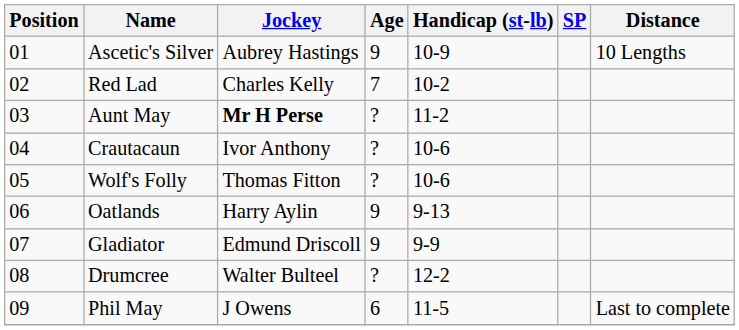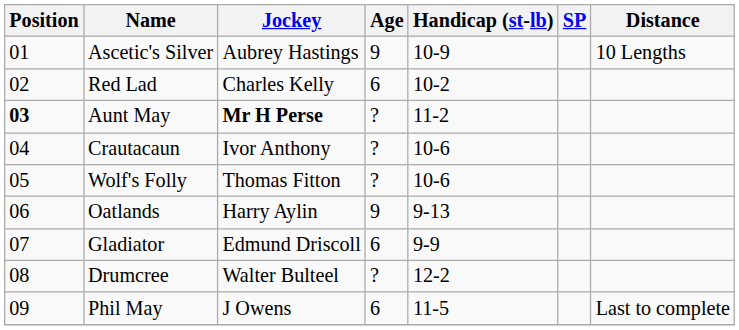(375, 84) 7 -> (375, 84) 6
(19, 116) normal -> (19, 116) bold
(375, 244) 9 -> (375, 244) 6
